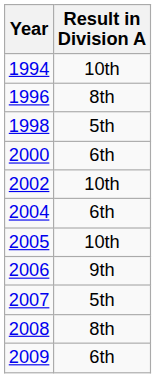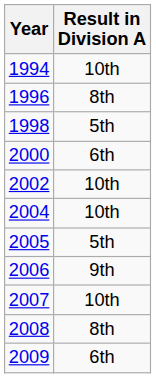(102, 213) 6th -> (102, 213) 10th
(102, 241) 10th -> (102, 241) 5th
(102, 299) 5th -> (102, 299) 10th
